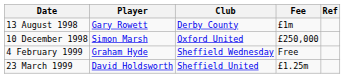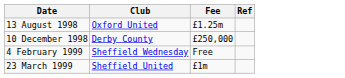- column: (132, 11)
(208, 25) Derby County -> (125, 25) Oxford United
(286, 25) £1m -> (208, 25) £1.25m
(210, 39) Oxford United -> (122, 39) Derby County
(293, 66) £1.25m -> (200, 66) £1m
